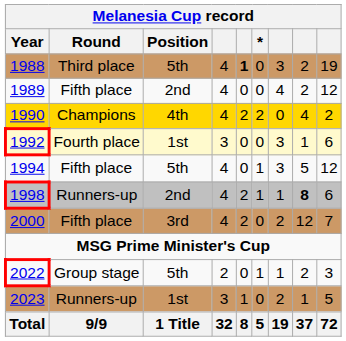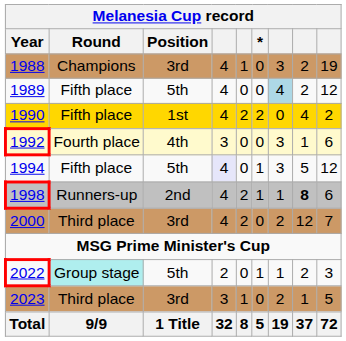(96, 66) Third place -> (96, 66) Champions
(178, 66) 5th -> (178, 66) 3rd
(244, 66) bold -> (244, 66) normal
(178, 90) 2nd -> (178, 90) 5th
(280, 90) no background -> (280, 90) lightblue background
(96, 115) Champions -> (96, 115) Fifth place
(178, 115) 4th -> (178, 115) 1st
(178, 141) 1st -> (178, 141) 4th
(224, 168) no background -> (224, 168) lavender background
(96, 220) Fifth place -> (96, 220) Third place
(97, 272) no background -> (97, 272) paleturquoise background
(96, 298) Runners-up -> (96, 298) Third place
(178, 298) 1st -> (178, 298) 3rd
